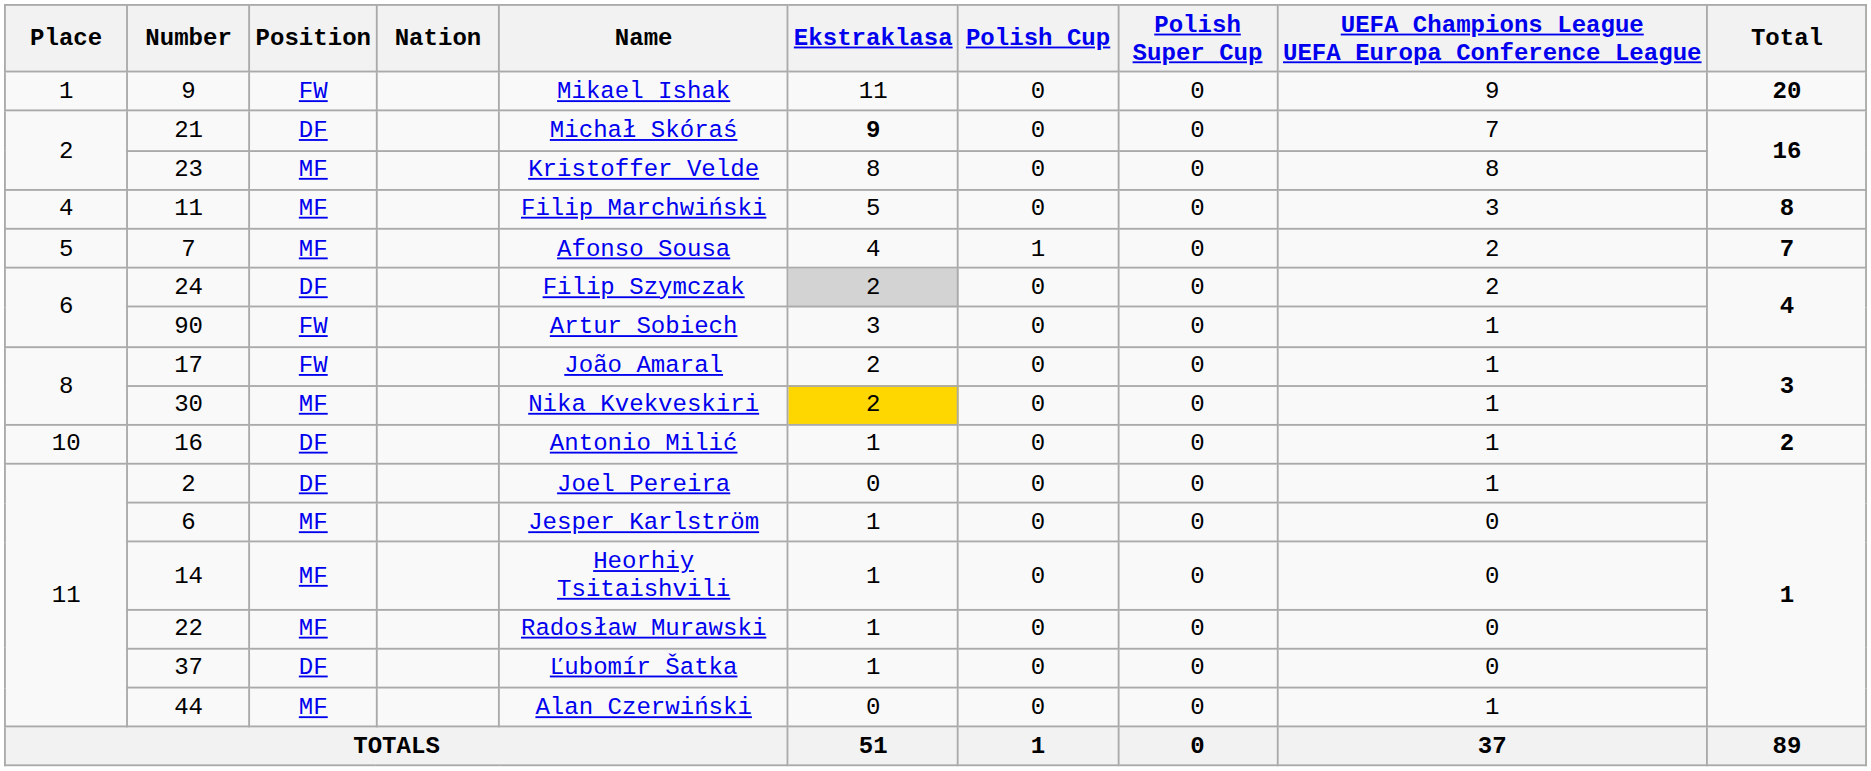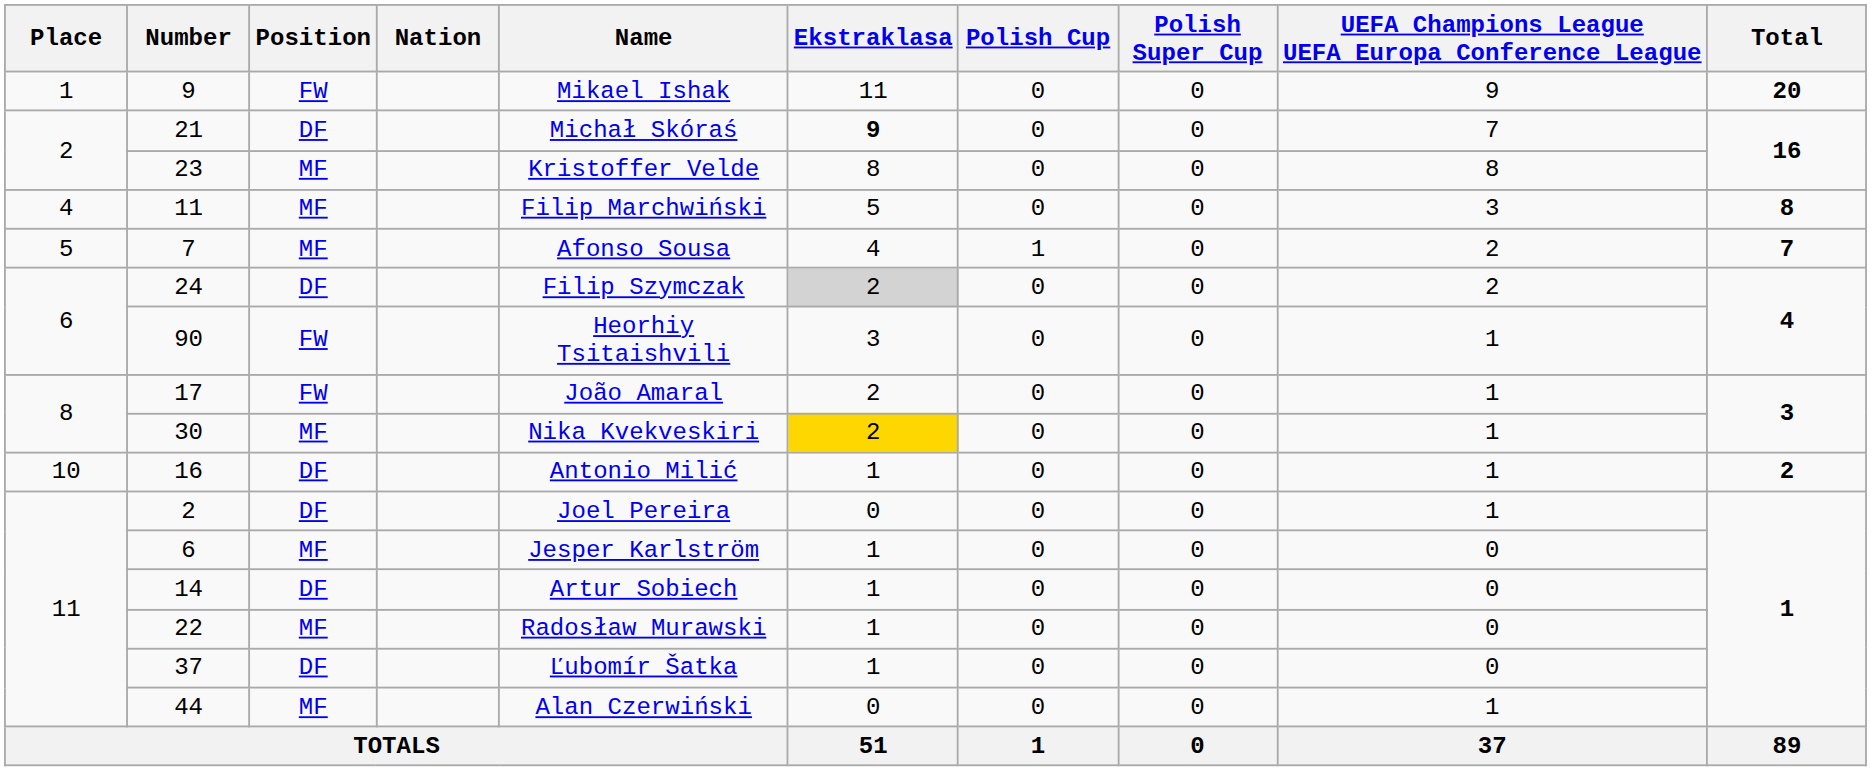(644, 327) Artur Sobiech -> (644, 341) Heorhiy Tsitaishvili
(313, 576) MF -> (313, 590) DF
(644, 576) Heorhiy Tsitaishvili -> (644, 590) Artur Sobiech
